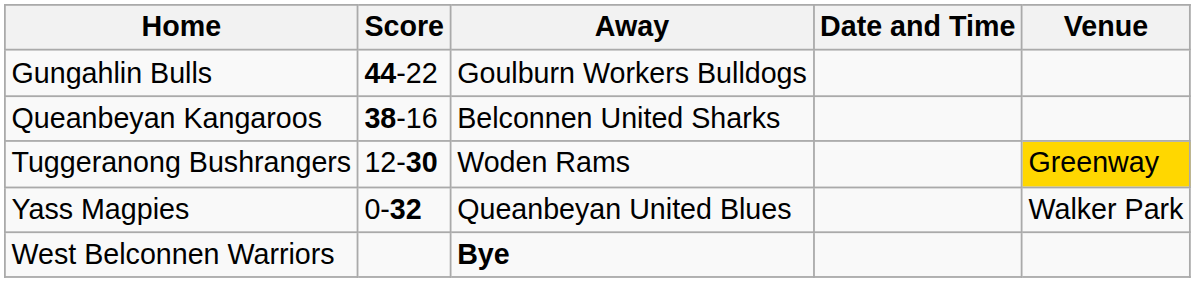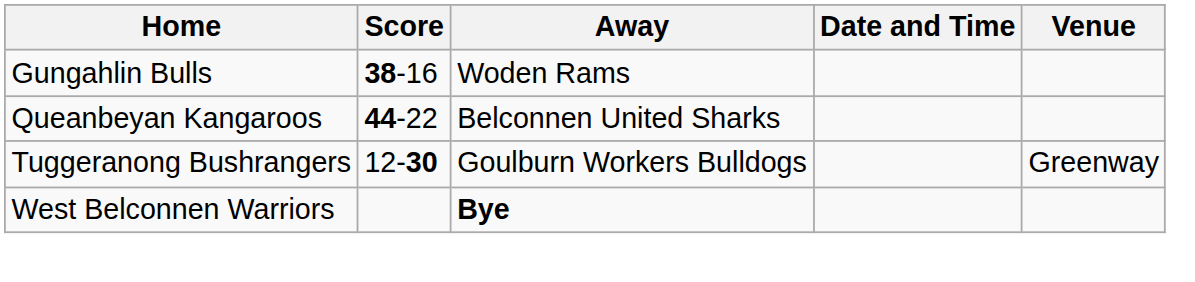(401, 72) 44-22 -> (401, 72) 38-16
(632, 72) Goulburn Workers Bulldogs -> (544, 72) Woden Rams
(401, 118) 38-16 -> (401, 118) 44-22
(544, 163) Woden Rams -> (632, 163) Goulburn Workers Bulldogs
(1094, 163) gold background -> (1094, 163) no background
- row: (100, 208)
